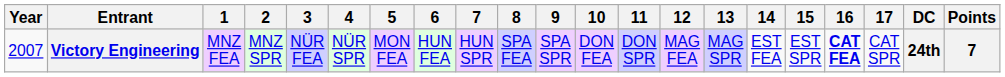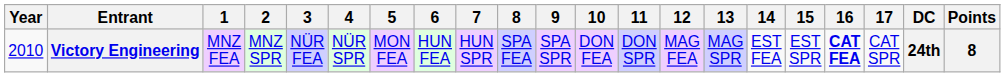(26, 50) 2007 -> (26, 50) 2010
(972, 50) 7 -> (972, 50) 8
